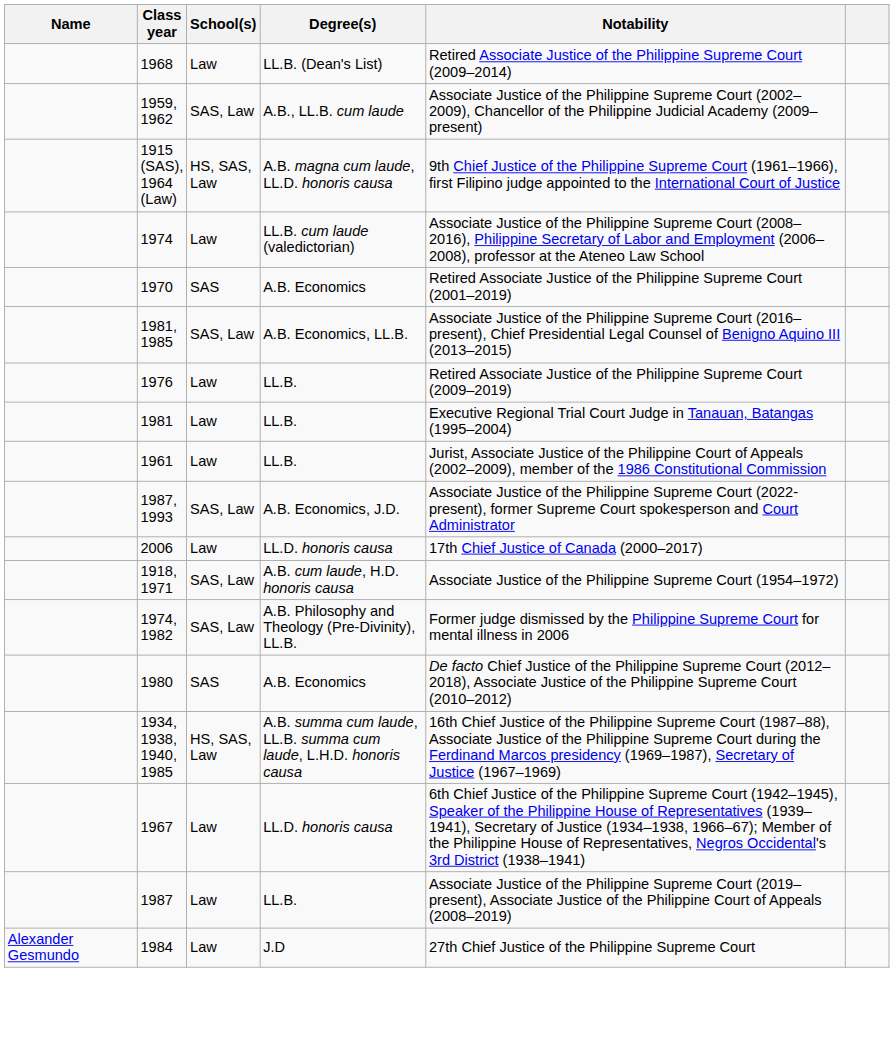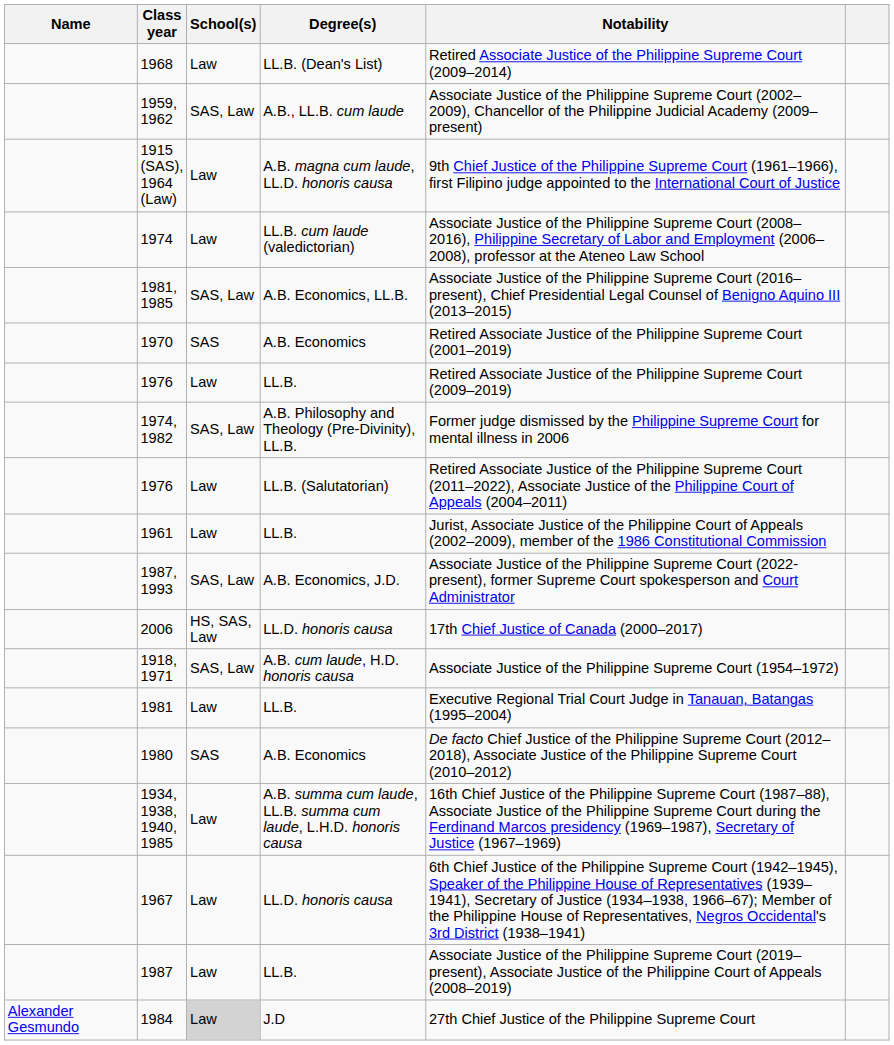(221, 175) HS, SAS, Law -> (203, 175) Law
rows swapped: (159, 334) <-> (157, 287)
rows swapped: (159, 627) <-> (157, 421)
+ row: (157, 485)
(203, 548) Law -> (221, 628) HS, SAS, Law
(221, 747) HS, SAS, Law -> (203, 819) Law
(203, 947) no background -> (203, 1019) lightgrey background
